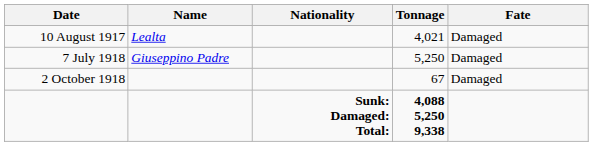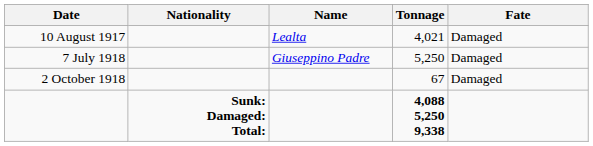columns swapped: (190, 15) <-> (322, 15)
